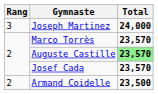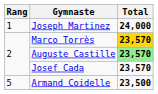(9, 26) 3 -> (9, 26) 1
(135, 40) no background -> (135, 40) gold background
(9, 82) 2 -> (9, 82) 5
